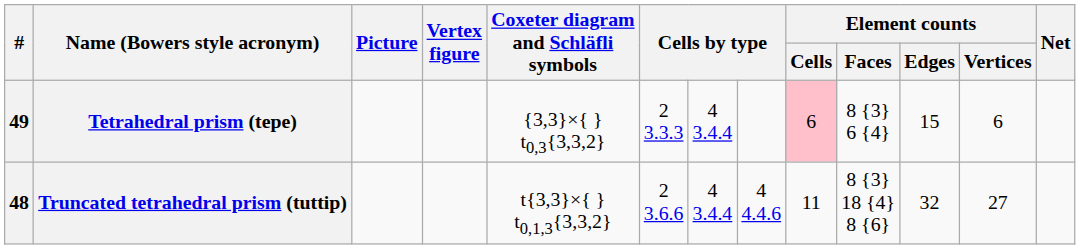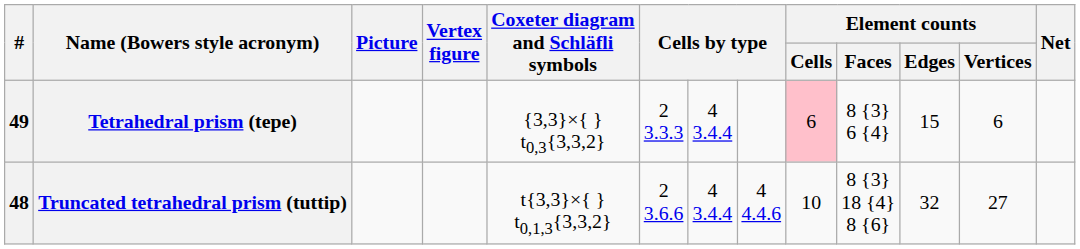(811, 202) 11 -> (811, 202) 10
